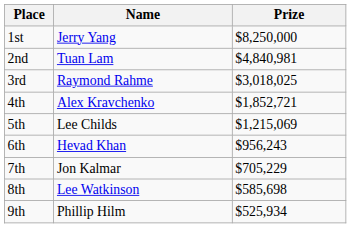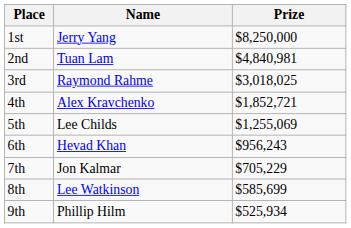(266, 124) $1,215,069 -> (266, 124) $1,255,069
(261, 189) $585,698 -> (261, 189) $585,699
